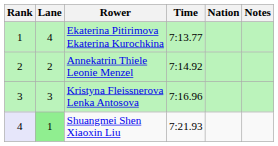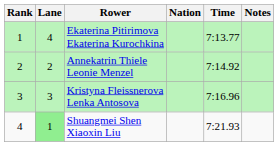columns swapped: (224, 13) <-> (186, 13)
(20, 126) lavender background -> (20, 126) no background
